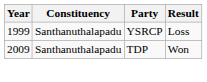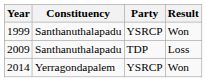(179, 31) Loss -> (178, 31) Won
(178, 49) Won -> (179, 49) Loss
+ row: (18, 67)
